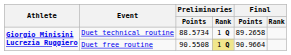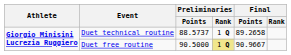(194, 33) 88.5734 -> (194, 33) 88.5737
(194, 45) 90.5508 -> (194, 45) 90.5000
(251, 45) 90.9664 -> (251, 45) 90.9667
